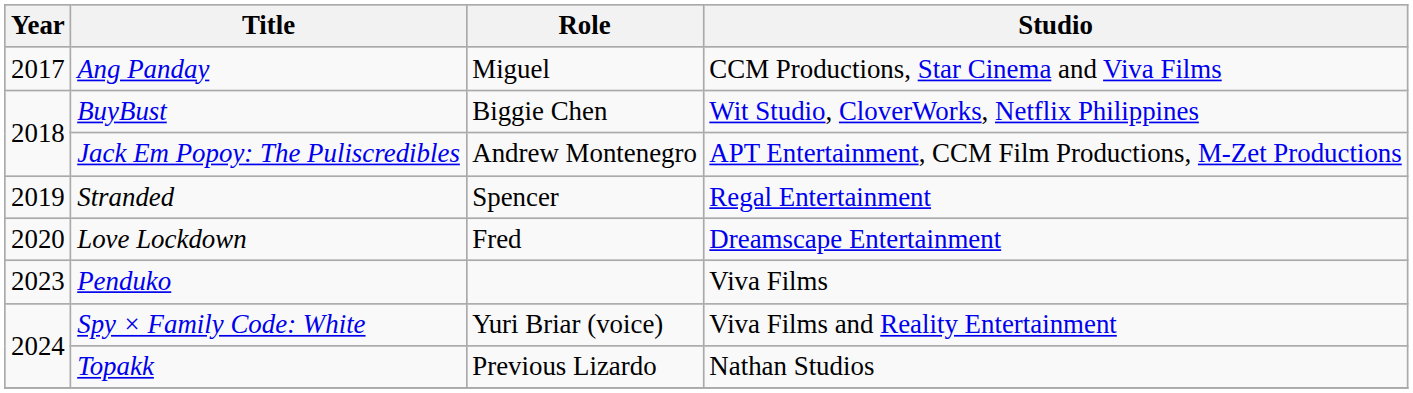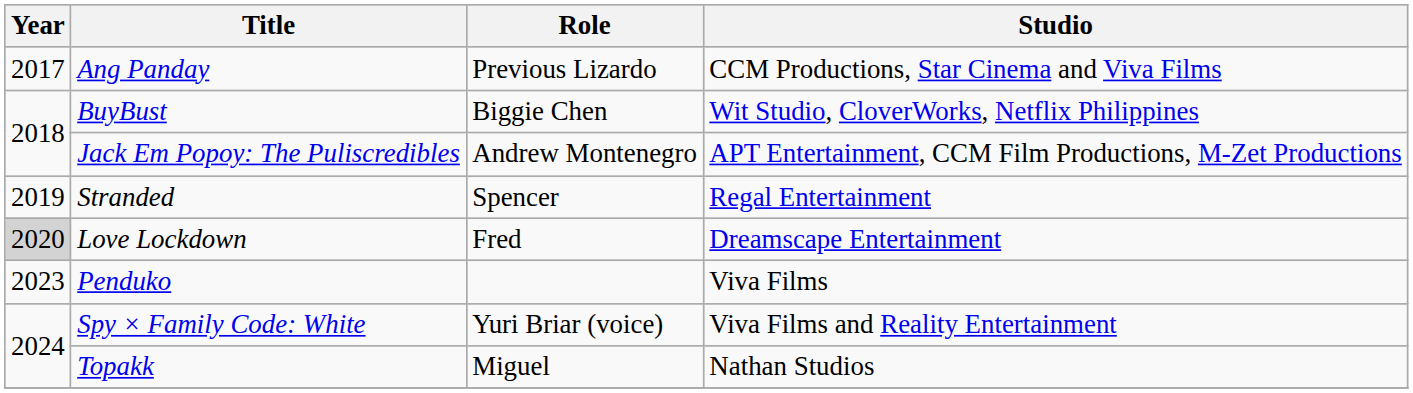(511, 68) Miguel -> (564, 68) Previous Lizardo
(38, 238) no background -> (38, 238) lightgrey background
(564, 366) Previous Lizardo -> (511, 366) Miguel
